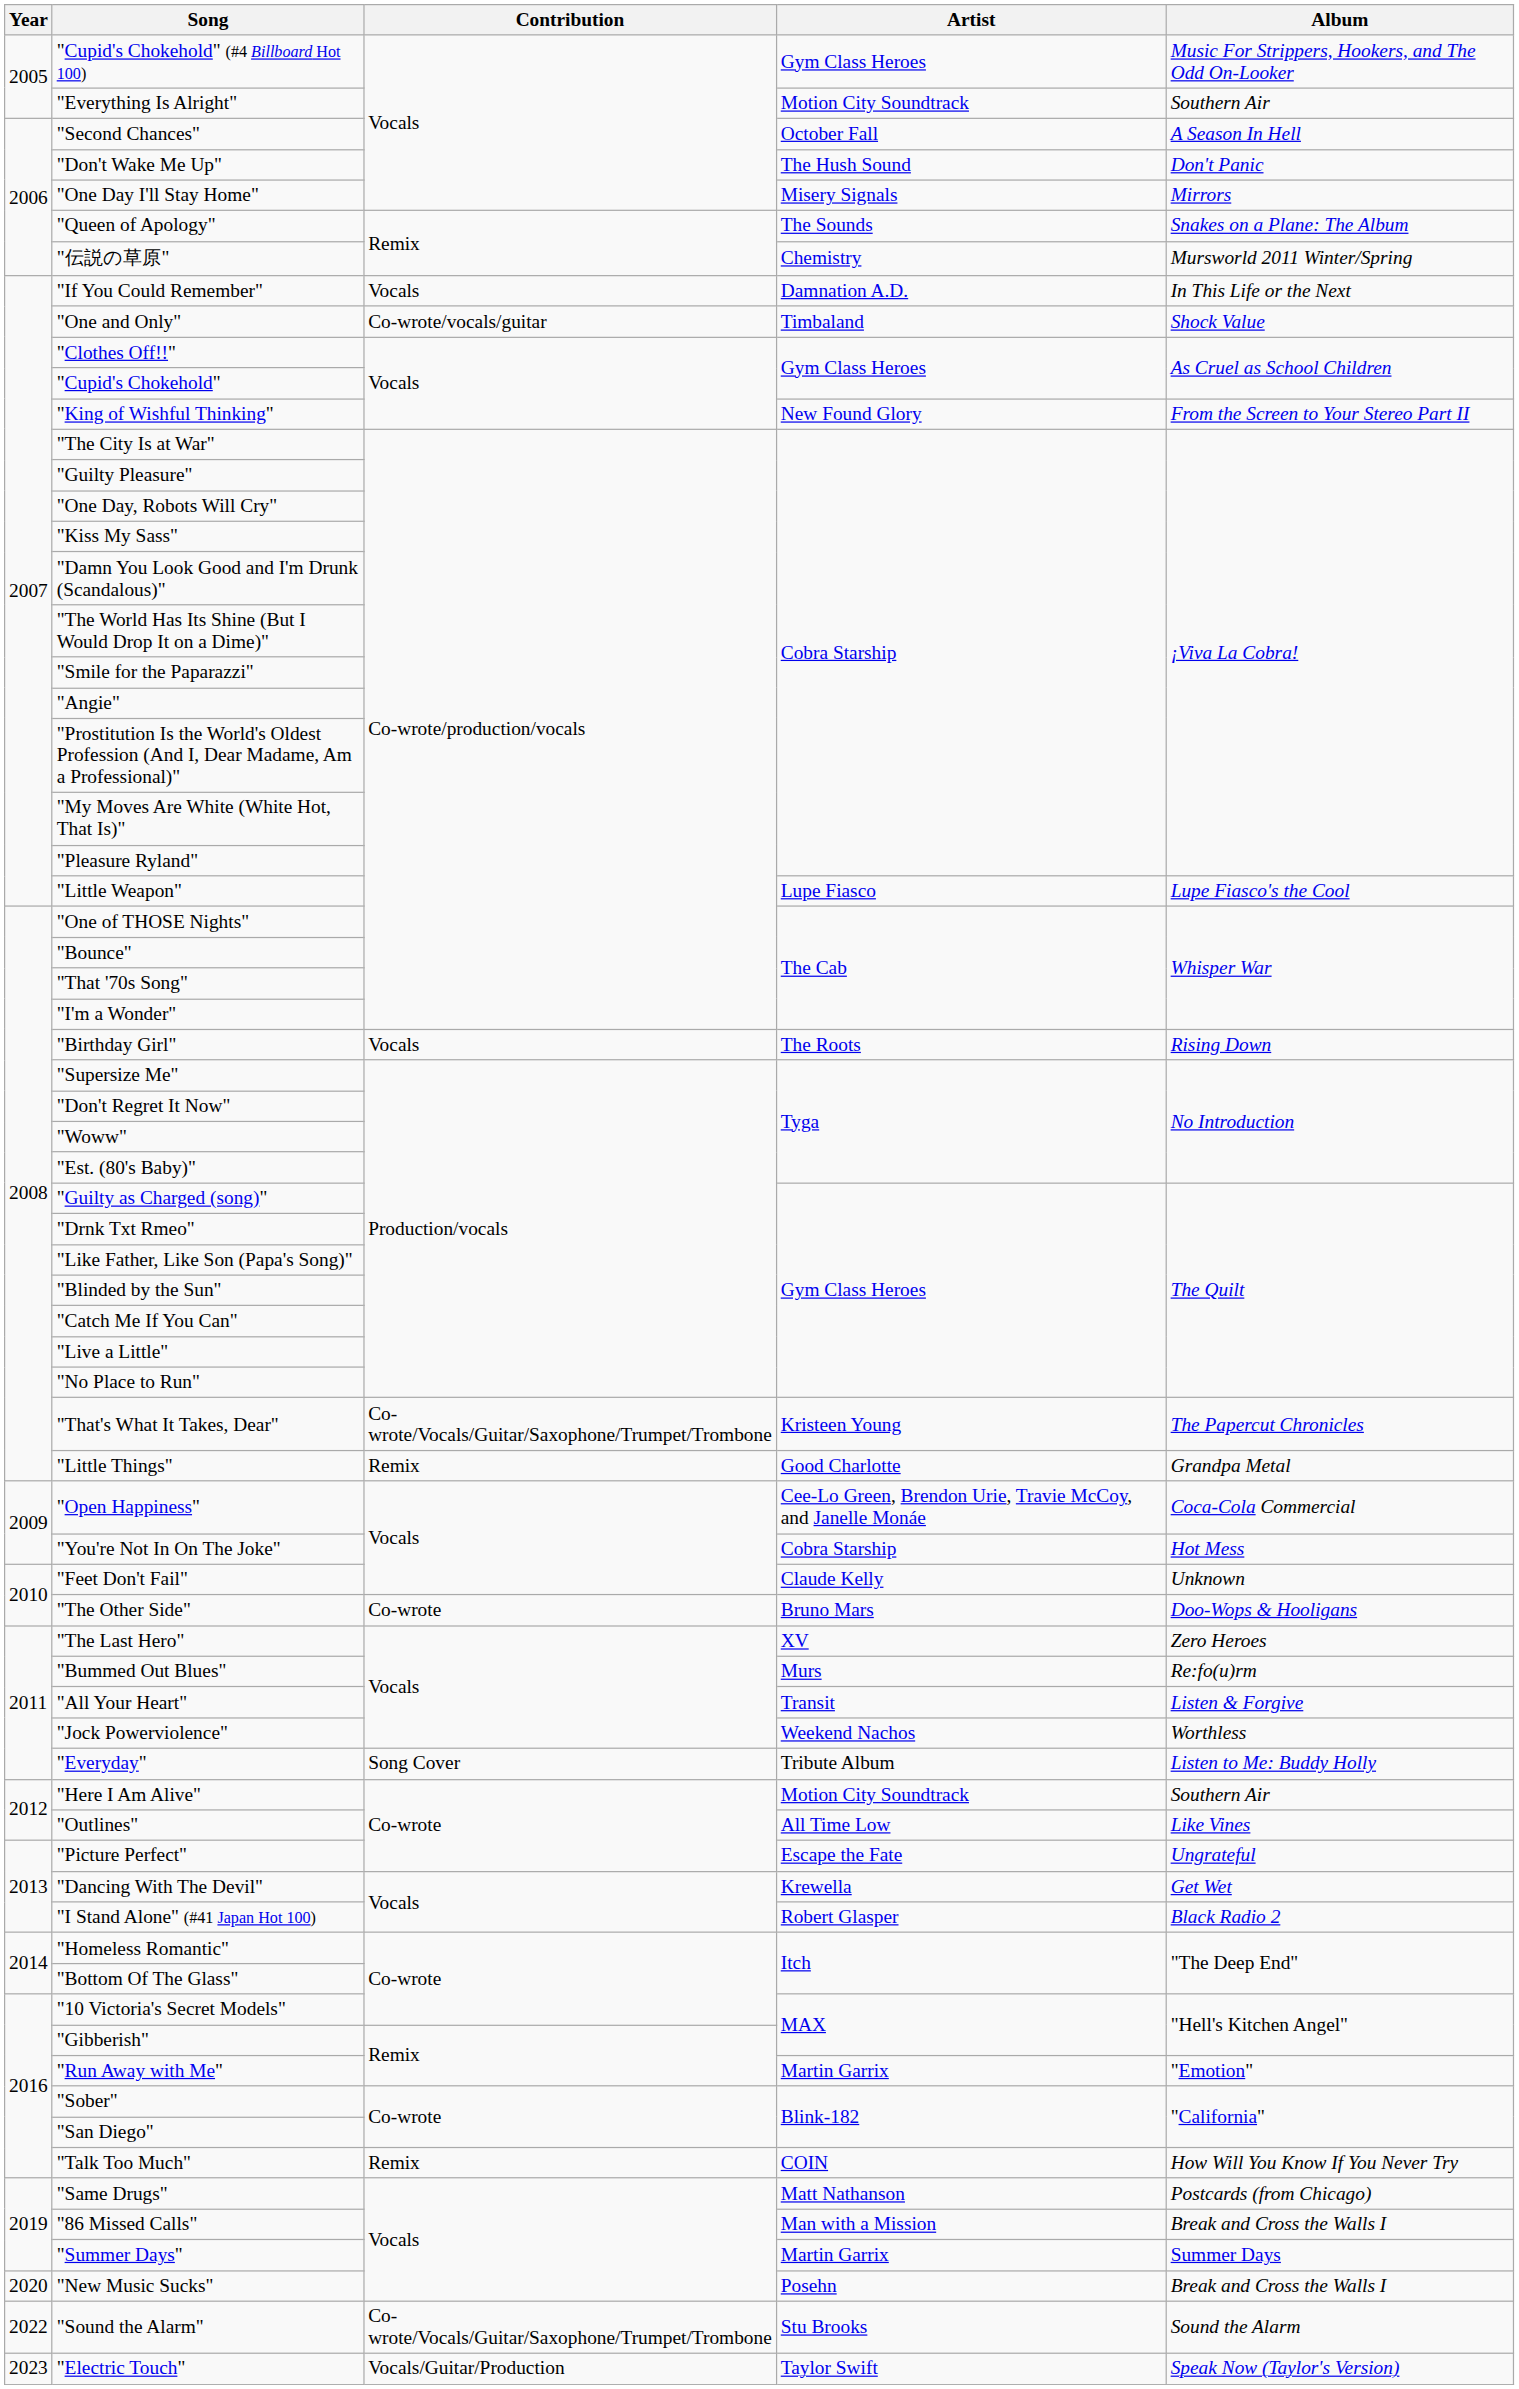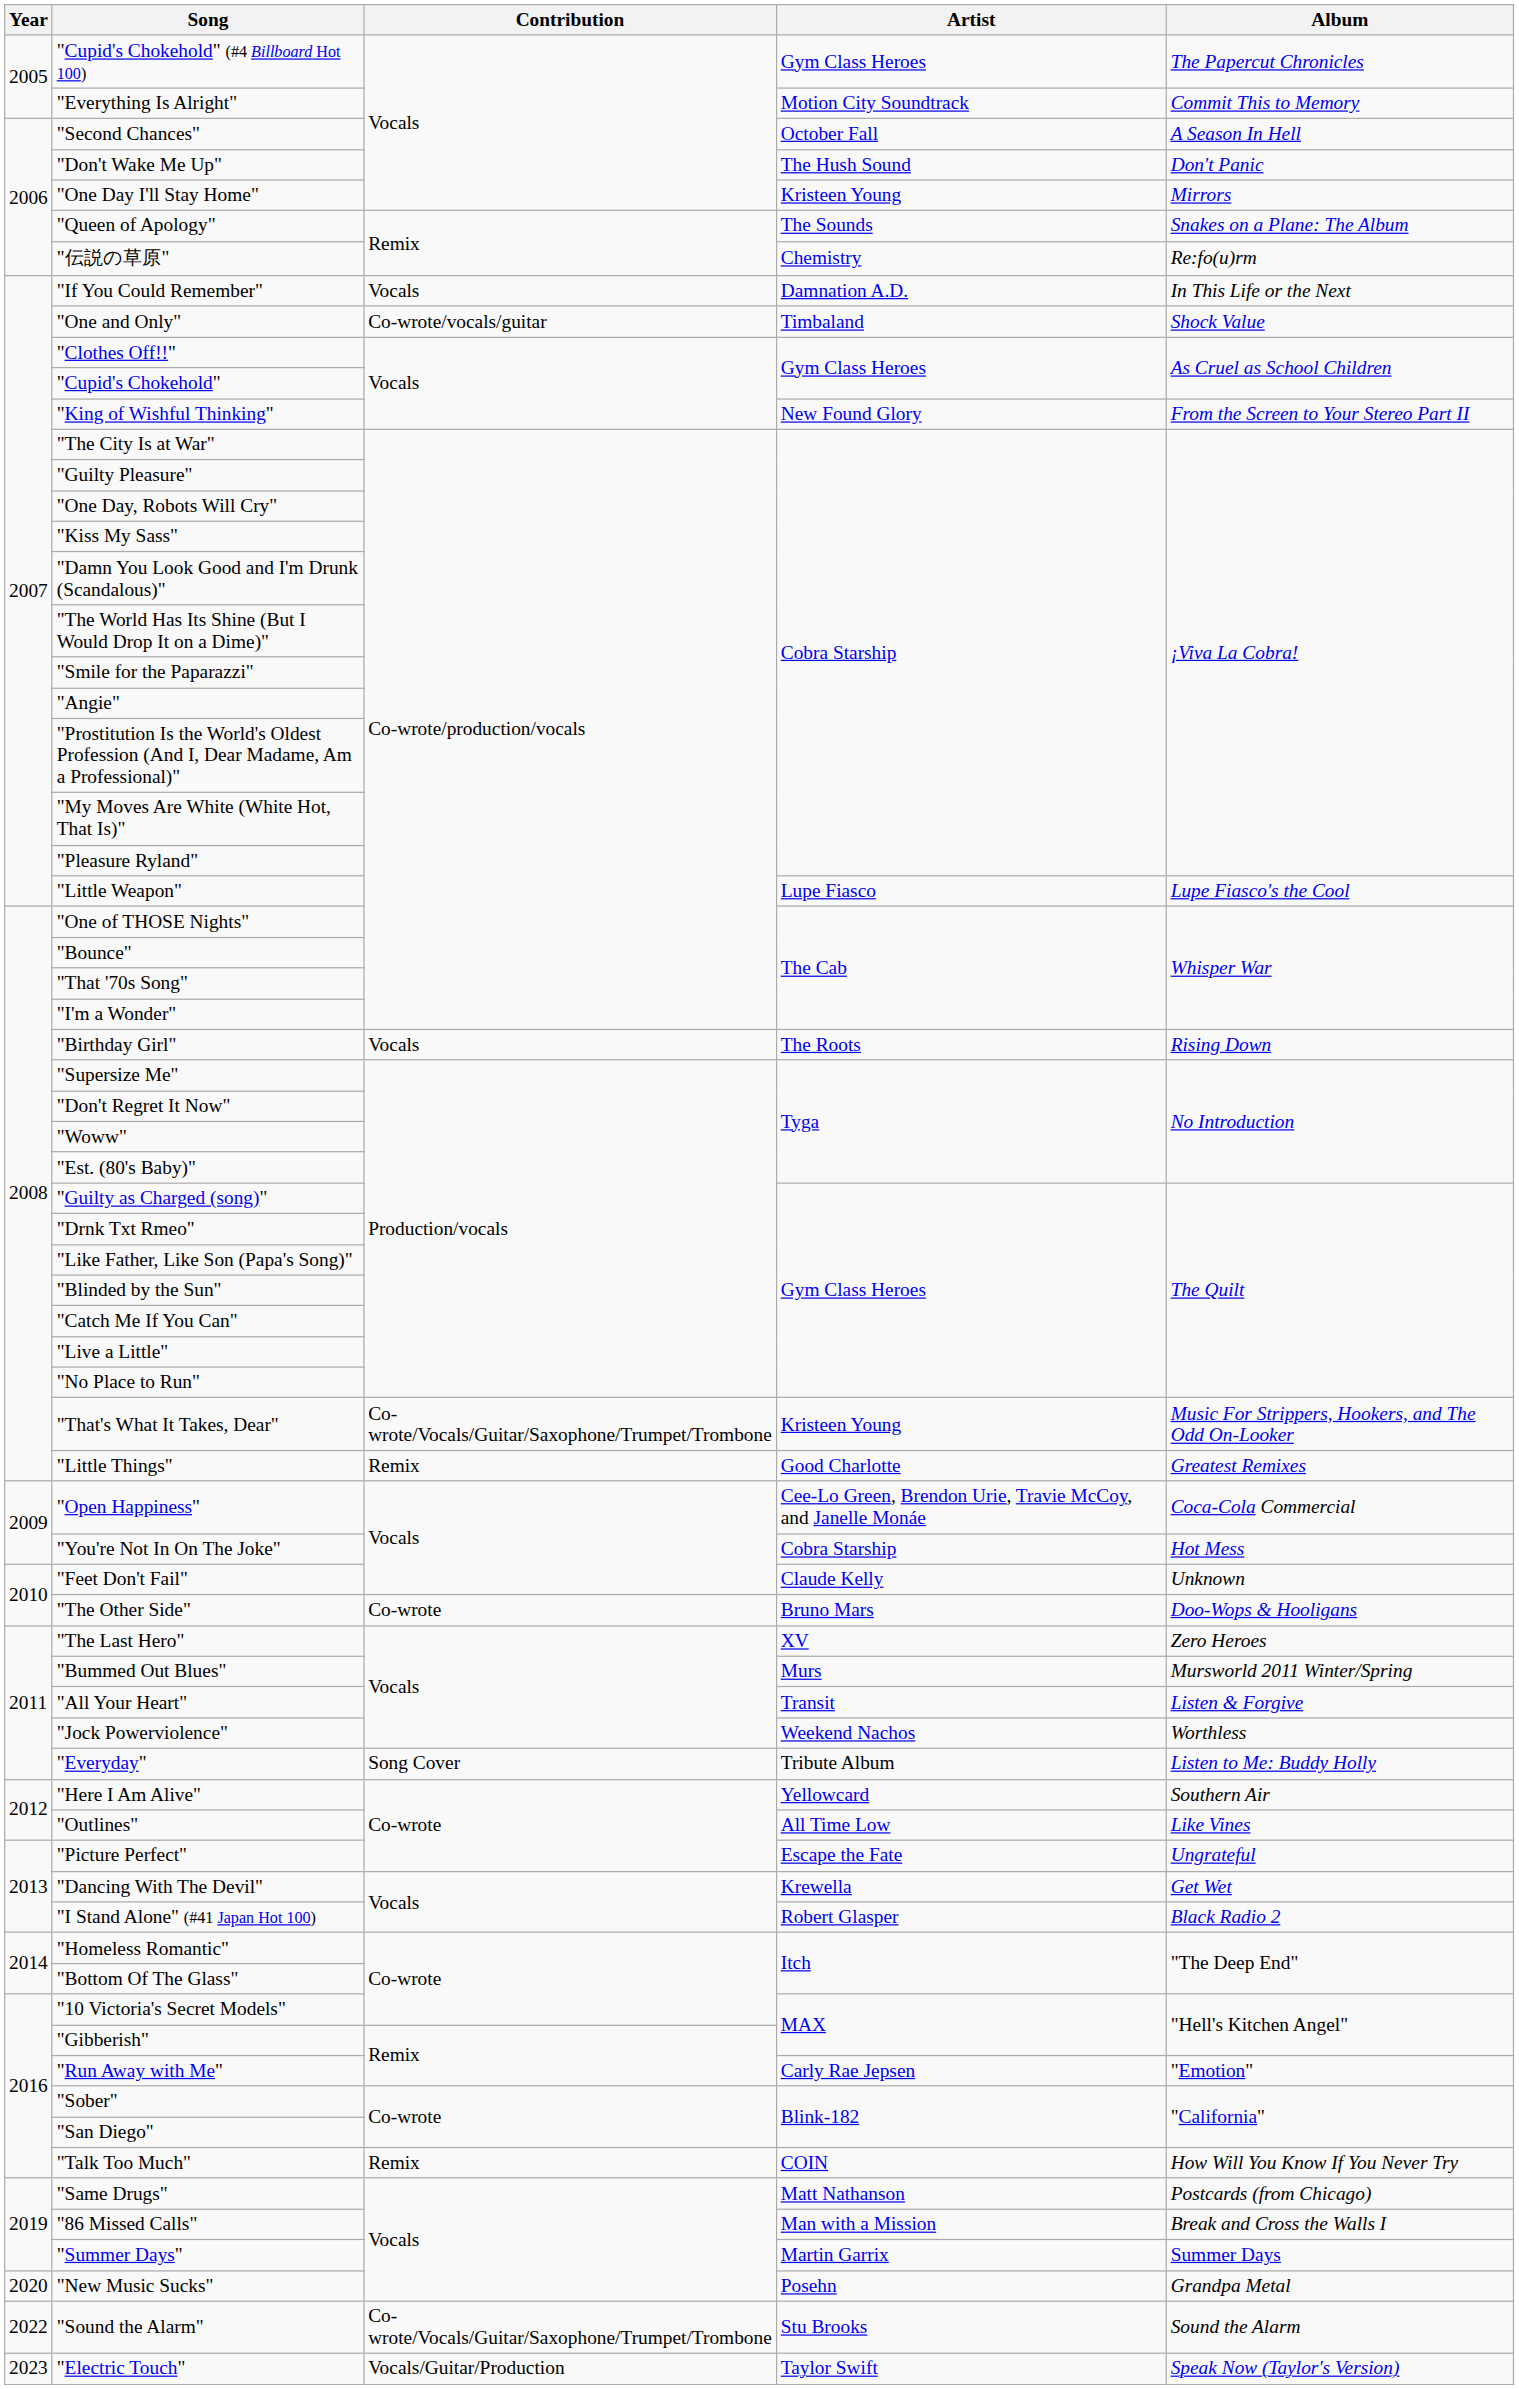(1323, 61) Music For Strippers, Hookers, and The Odd On-Looker -> (1267, 61) The Papercut Chronicles
(1220, 103) Southern Air -> (1265, 103) Commit This to Memory
(839, 195) Misery Signals -> (841, 195) Kristeen Young
(1291, 258) Mursworld 2011 Winter/Spring -> (1214, 258) Re:fo(u)rm
(1267, 1423) The Papercut Chronicles -> (1323, 1423) Music For Strippers, Hookers, and The Odd On-Looker
(1231, 1465) Grandpa Metal -> (1238, 1465) Greatest Remixes
(1214, 1671) Re:fo(u)rm -> (1291, 1671) Mursworld 2011 Winter/Spring
(875, 1794) Motion City Soundtrack -> (825, 1794) Yellowcard
(835, 2070) Martin Garrix -> (848, 2070) Carly Rae Jepsen
(1278, 2285) Break and Cross the Walls I -> (1231, 2285) Grandpa Metal
